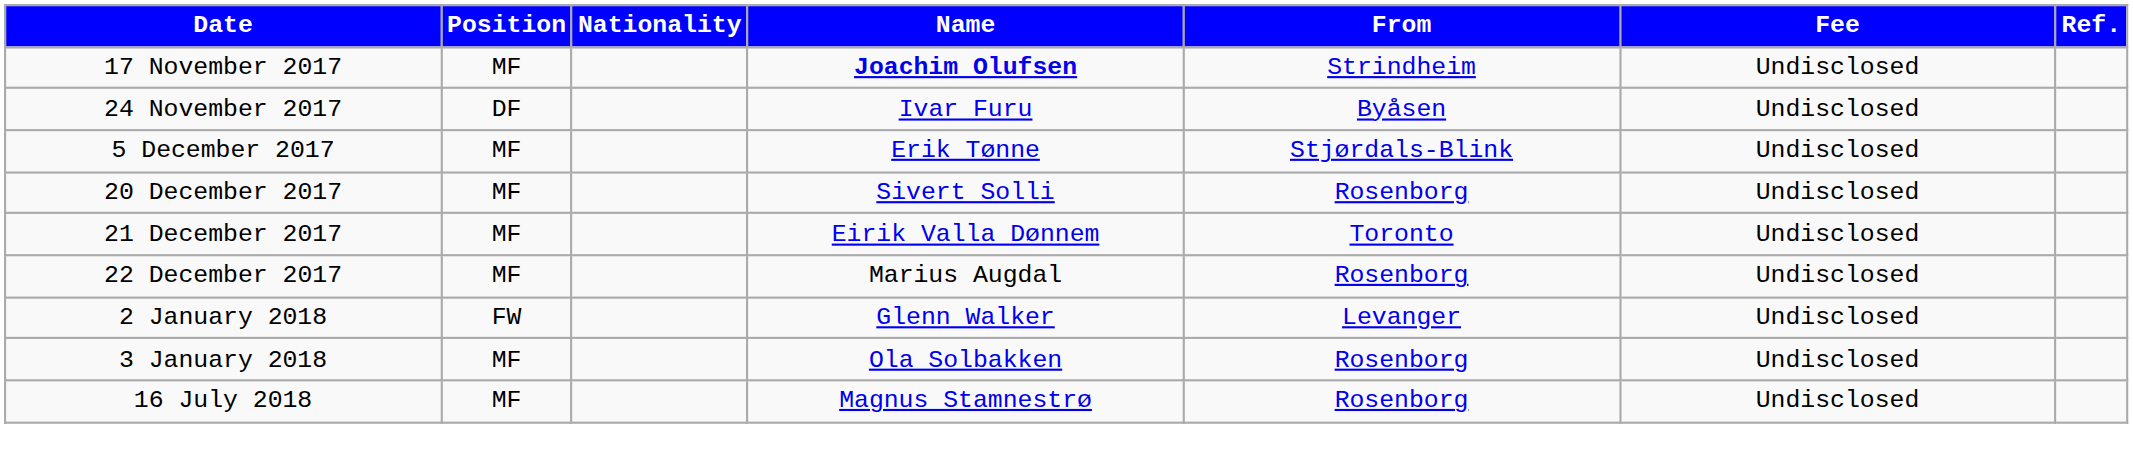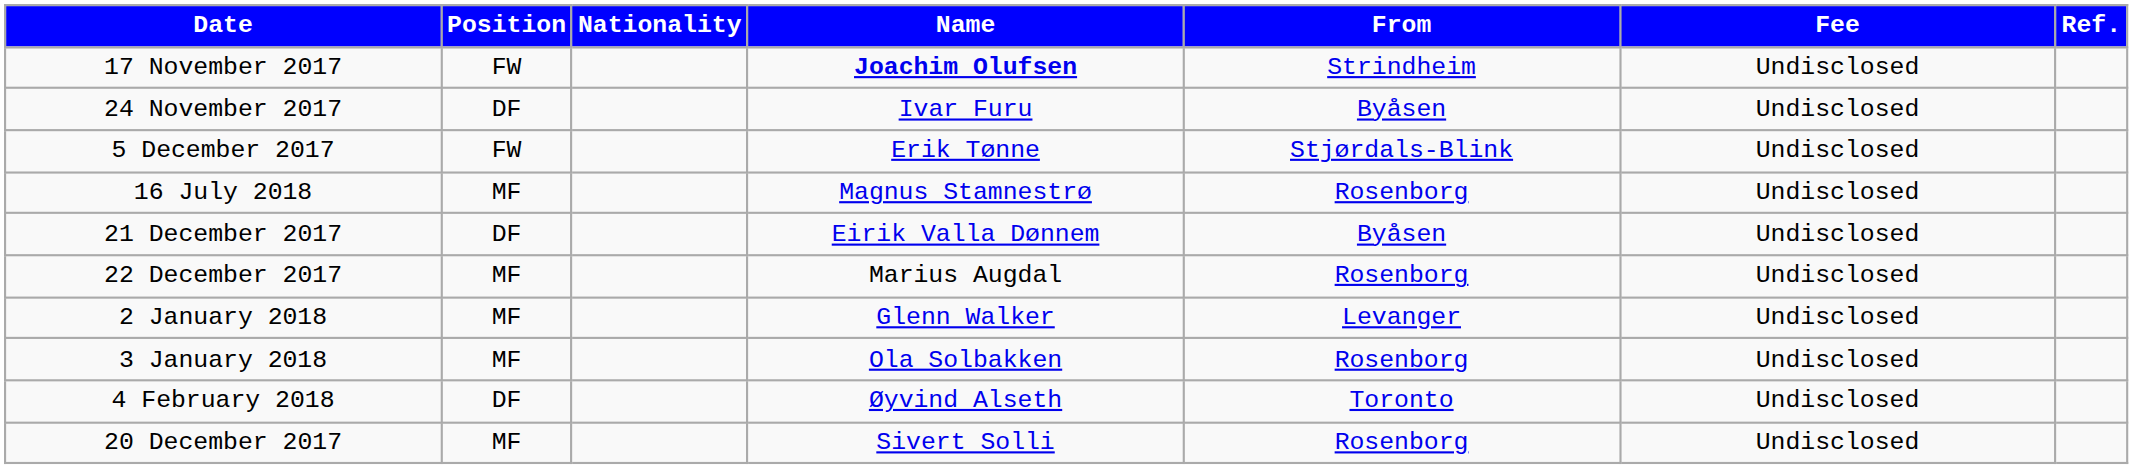(507, 67) MF -> (507, 67) FW
(507, 151) MF -> (507, 151) FW
rows swapped: (223, 192) <-> (223, 401)
(507, 234) MF -> (507, 234) DF
(1402, 234) Toronto -> (1402, 234) Byåsen
(507, 317) FW -> (507, 317) MF
+ row: (223, 401)
